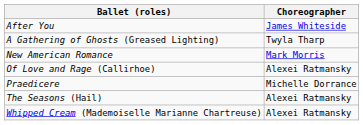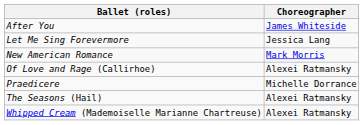- row: (113, 40)
+ row: (68, 40)
